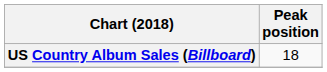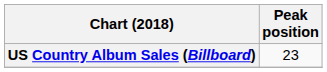(291, 55) 18 -> (291, 55) 23
